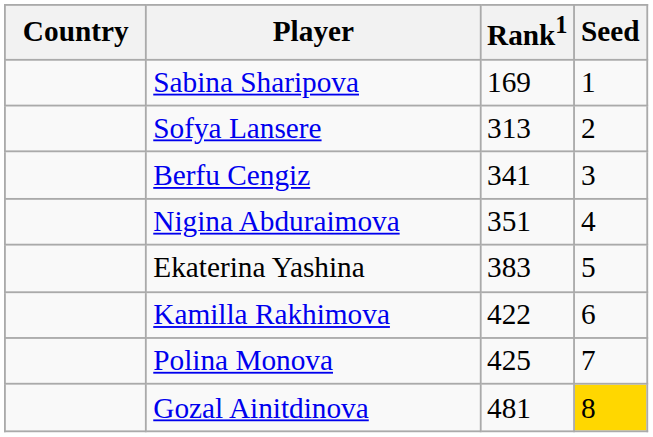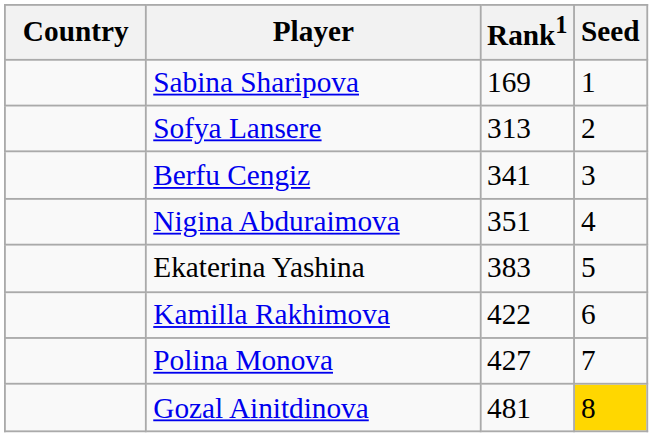(509, 360) 425 -> (509, 360) 427
